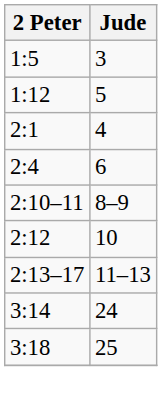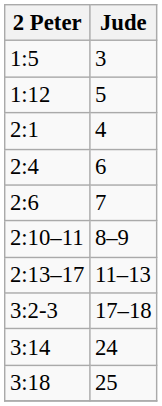+ row: (24, 202)
- row: (30, 238)
+ row: (34, 310)
